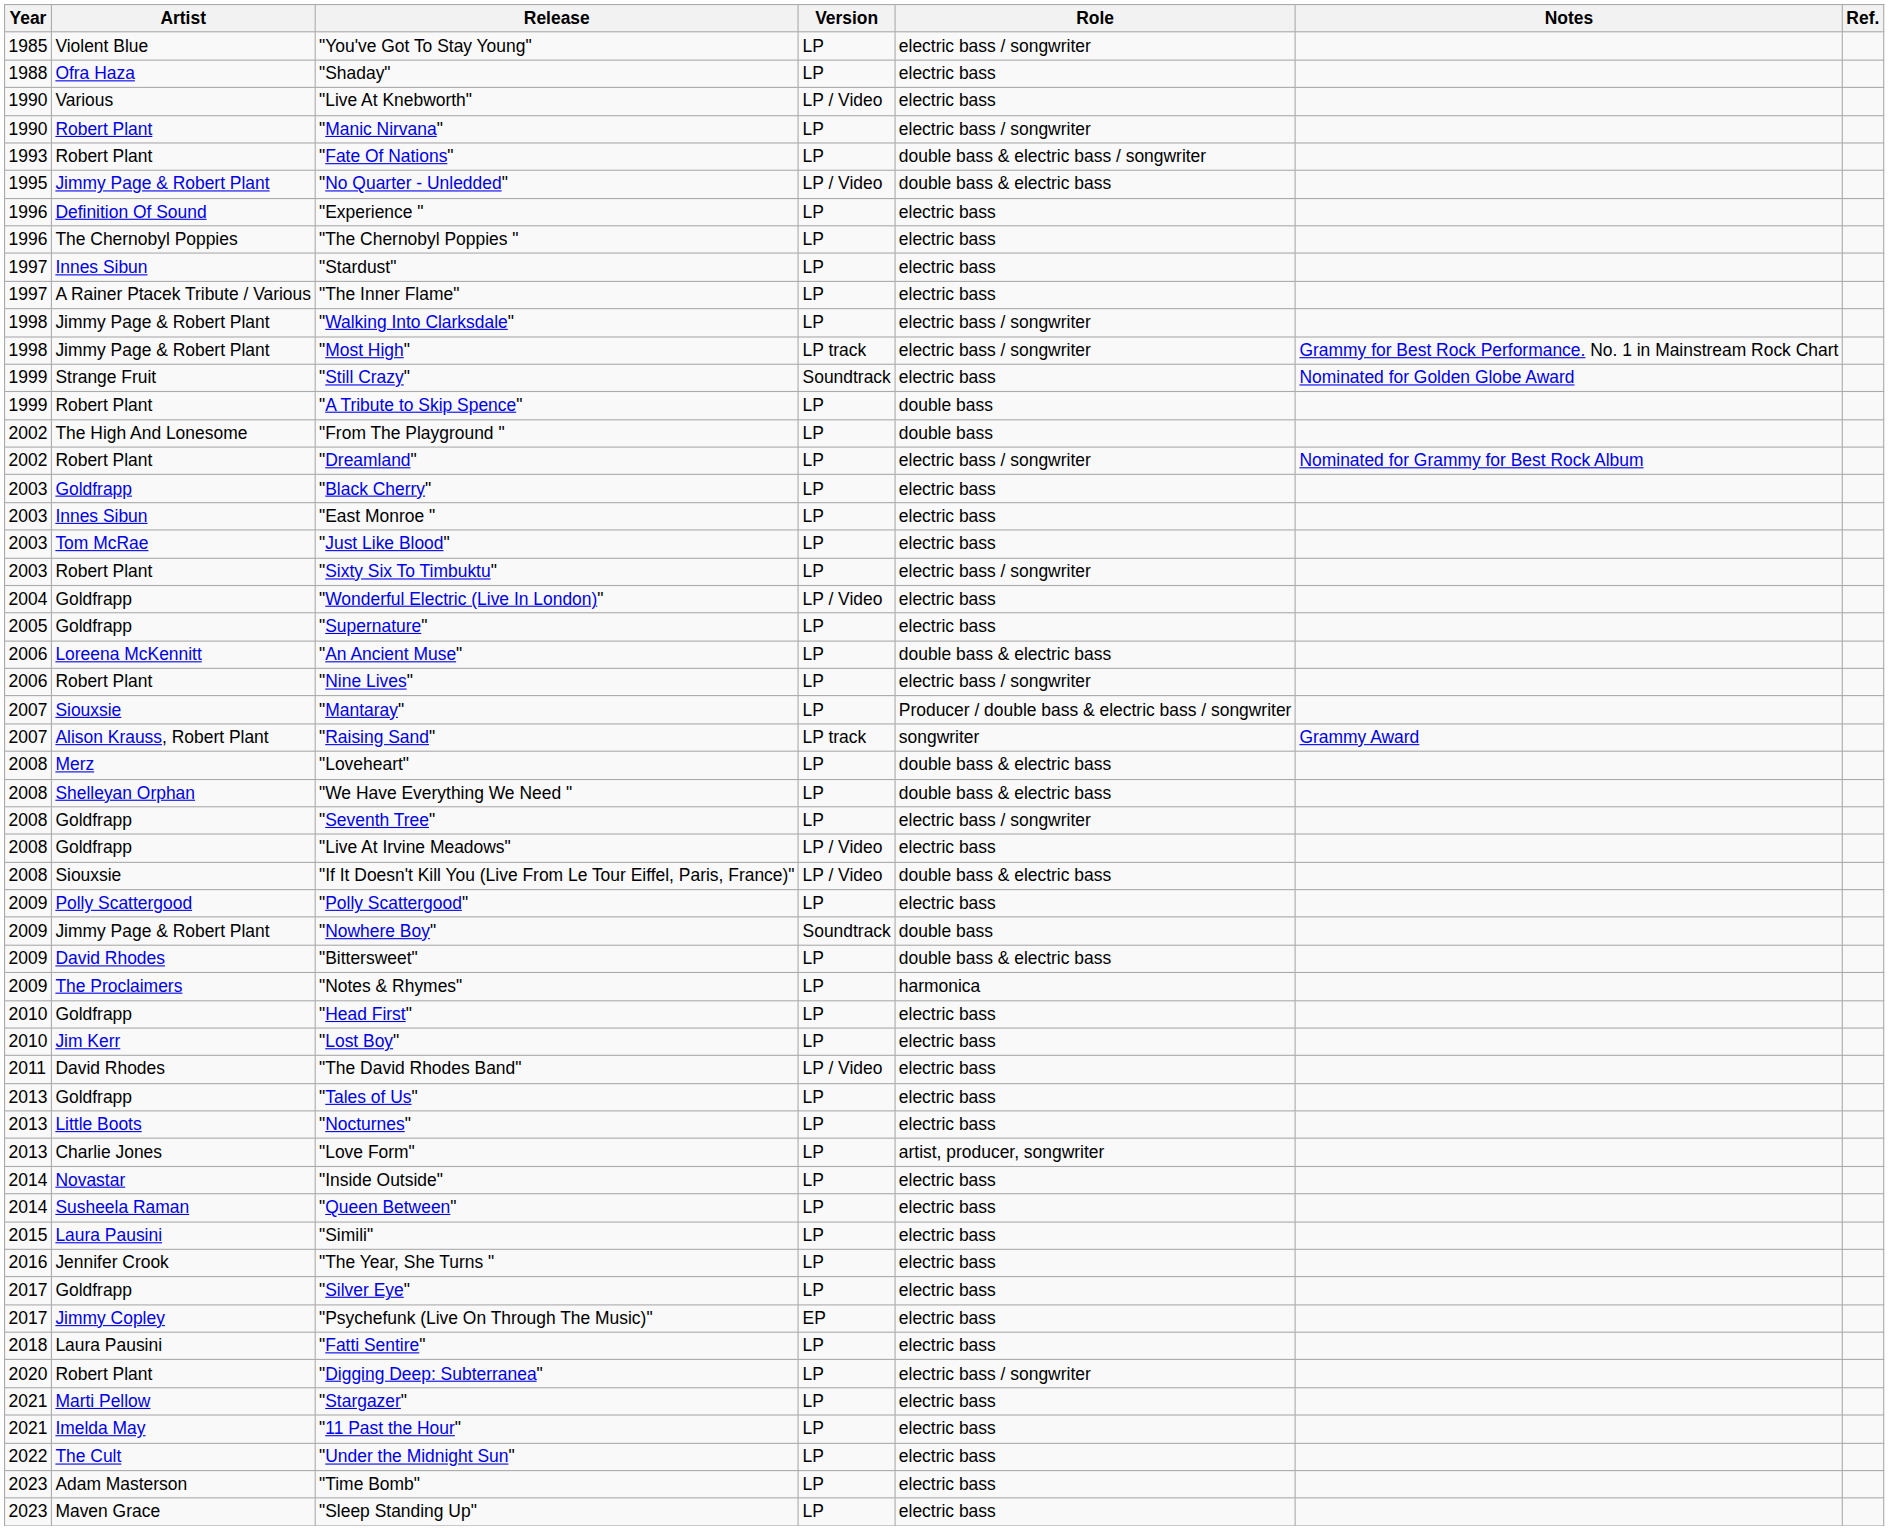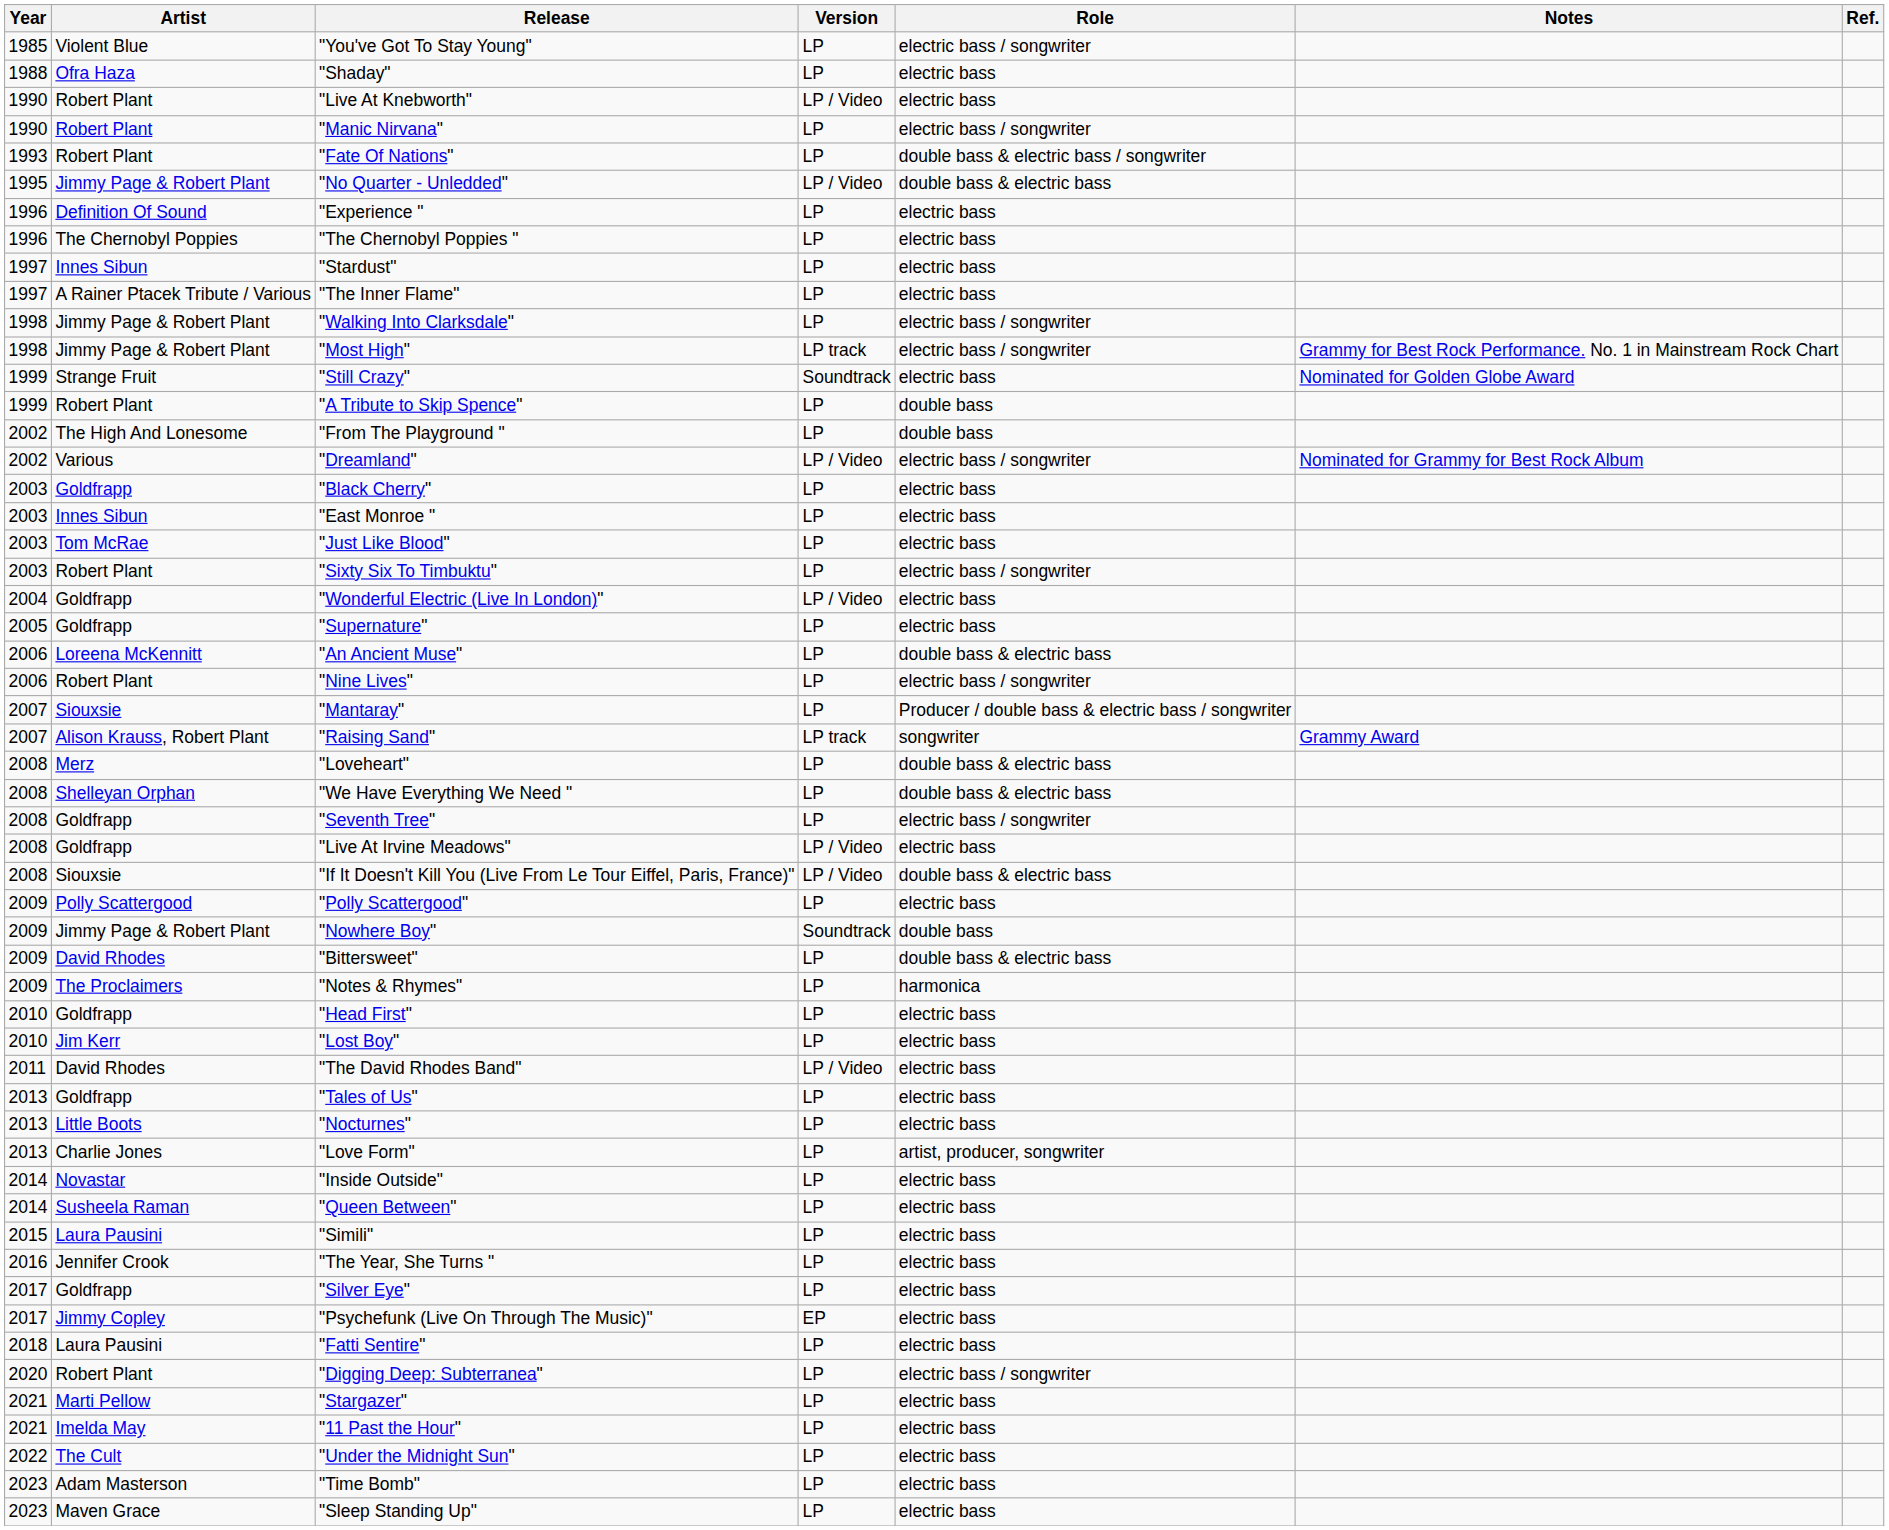(84, 101) Various -> (104, 101) Robert Plant
(104, 460) Robert Plant -> (84, 460) Various
(813, 460) LP -> (842, 460) LP / Video
